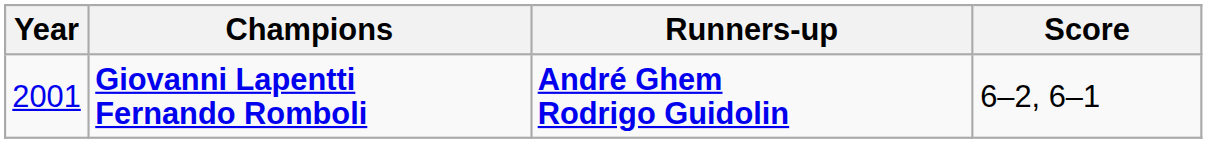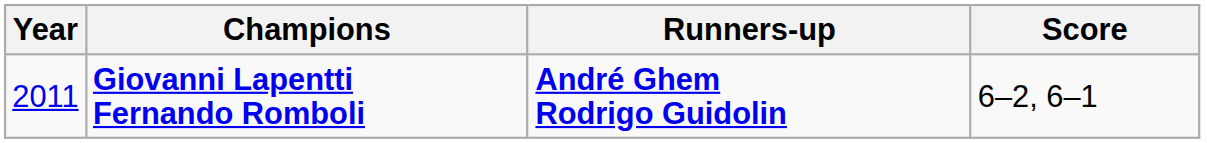(47, 96) 2001 -> (45, 96) 2011
